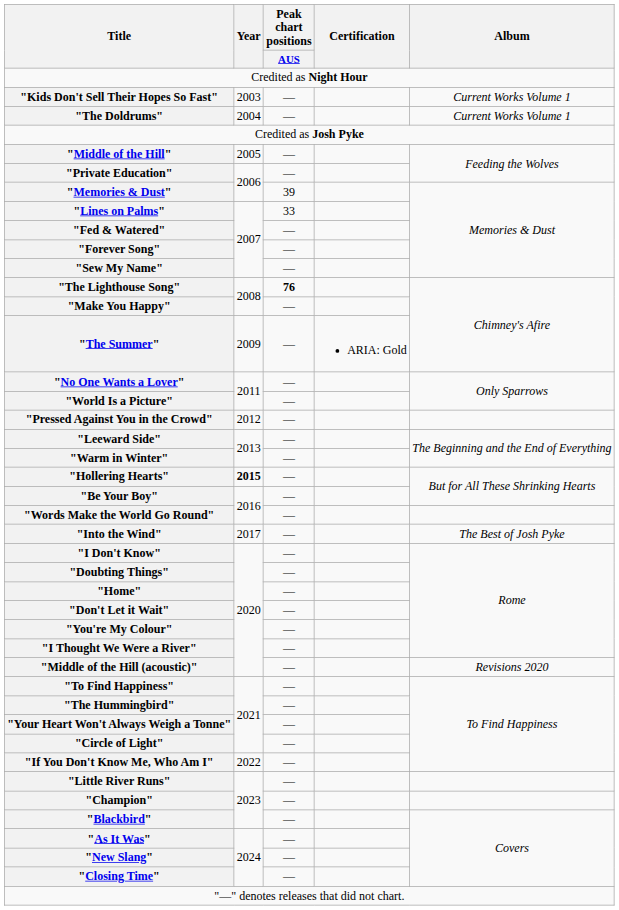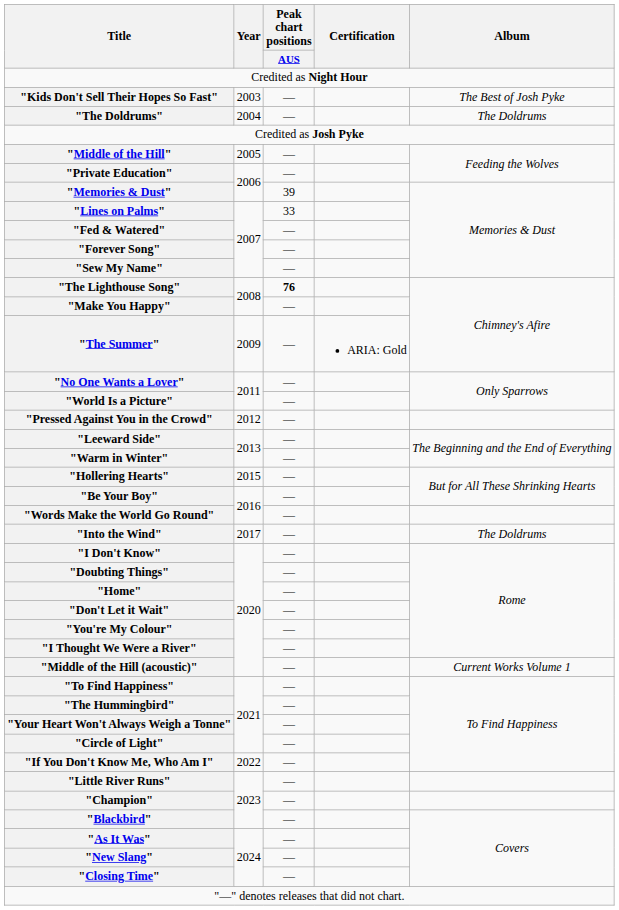(512, 96) Current Works Volume 1 -> (512, 96) The Best of Josh Pyke
(512, 115) Current Works Volume 1 -> (512, 115) The Doldrums
(249, 476) bold -> (249, 476) normal
(512, 534) The Best of Josh Pyke -> (512, 534) The Doldrums
(512, 667) Revisions 2020 -> (512, 667) Current Works Volume 1
